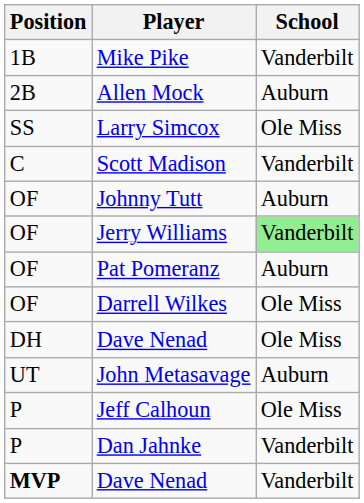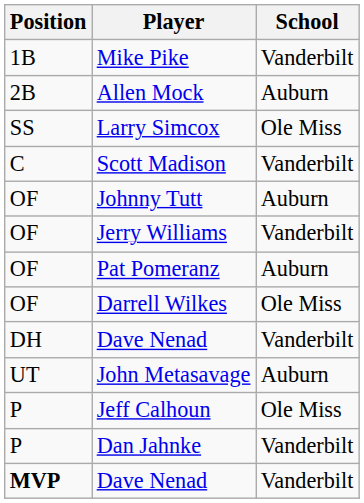(307, 233) lightgreen background -> (307, 233) no background
(301, 339) Ole Miss -> (307, 339) Vanderbilt
